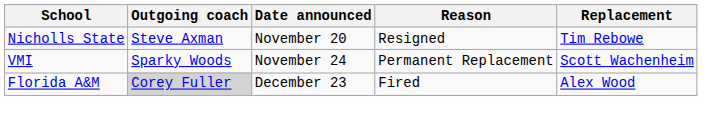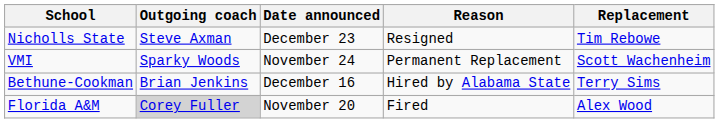(301, 39) November 20 -> (309, 39) December 23
+ row: (70, 84)
(301, 84) December 23 -> (309, 107) November 20
